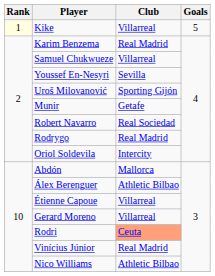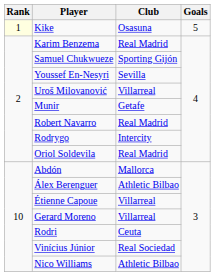(137, 28) Villarreal -> (135, 28) Osasuna
(137, 59) Villarreal -> (148, 59) Sporting Gijón
(148, 91) Sporting Gijón -> (137, 91) Villarreal
(146, 122) Real Sociedad -> (143, 122) Real Madrid
(143, 138) Real Madrid -> (135, 138) Intercity
(135, 153) Intercity -> (143, 153) Real Madrid
(130, 232) lightsalmon background -> (130, 232) no background
(143, 248) Real Madrid -> (146, 248) Real Sociedad
